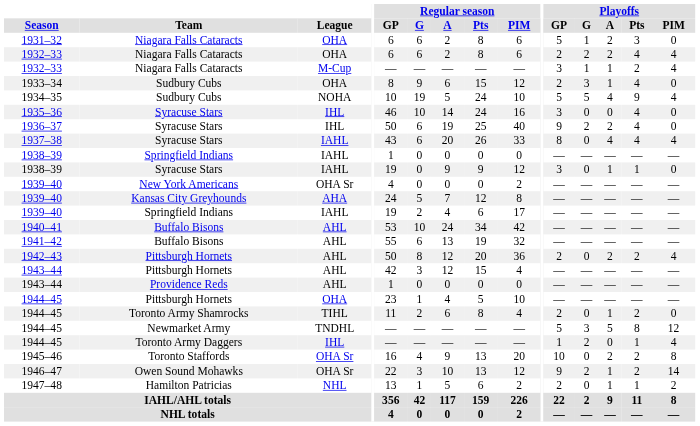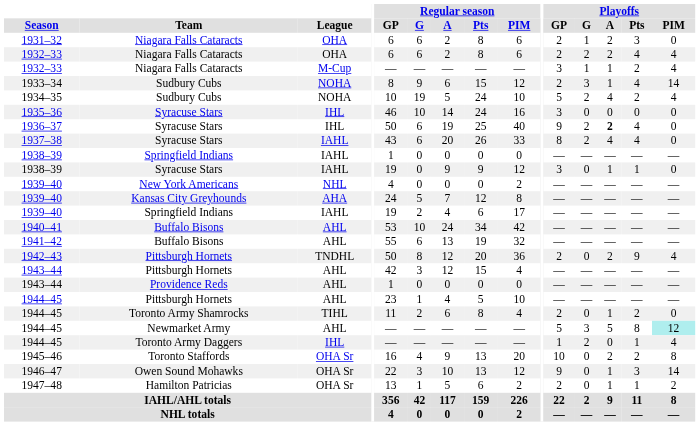(559, 40) 5 -> (559, 40) 2
(335, 83) OHA -> (335, 83) NOHA
(674, 83) 0 -> (674, 83) 14
(587, 97) 5 -> (587, 97) 2
(637, 97) 9 -> (637, 97) 2
(637, 112) 4 -> (637, 112) 0
(610, 126) normal -> (610, 126) bold
(587, 140) 0 -> (587, 140) 2
(674, 140) 4 -> (674, 140) 0
(335, 184) OHA Sr -> (335, 184) NHL
(335, 256) AHL -> (335, 256) TNDHL
(637, 256) 2 -> (637, 256) 9
(335, 299) OHA -> (335, 299) AHL
(335, 328) TNDHL -> (335, 328) AHL
(674, 328) no background -> (674, 328) paleturquoise background
(587, 371) 2 -> (587, 371) 0
(637, 371) 2 -> (637, 371) 3
(335, 385) NHL -> (335, 385) OHA Sr
